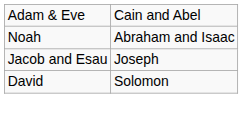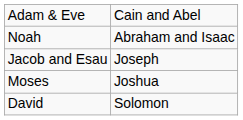+ row: (28, 81)
